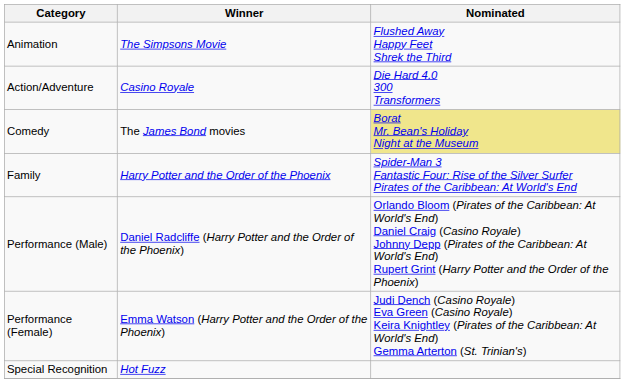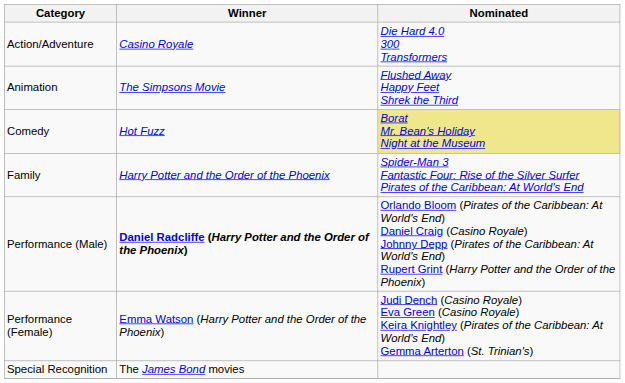rows swapped: (50, 87) <-> (32, 44)
(183, 131) The James Bond movies -> (142, 131) Hot Fuzz
(237, 244) normal -> (244, 244) bold
(143, 369) Hot Fuzz -> (182, 369) The James Bond movies
